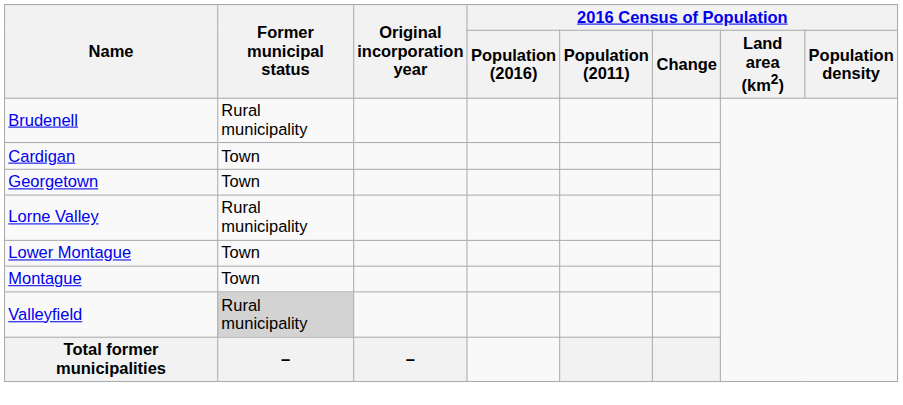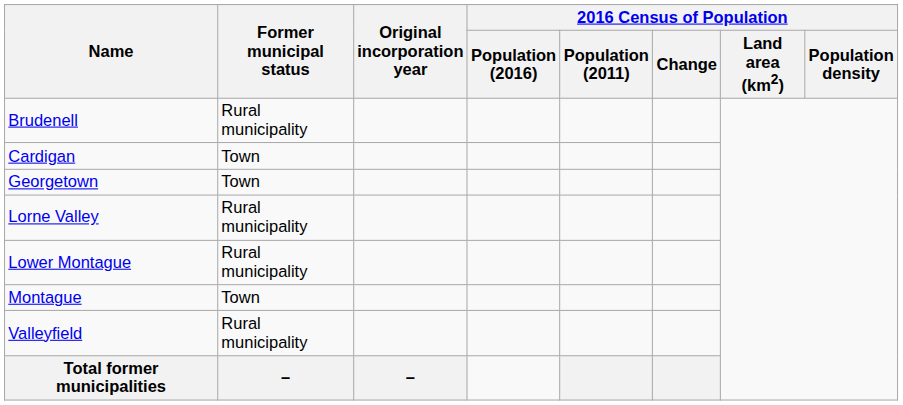(241, 253) Town -> (264, 262) Rural municipality
(264, 314) lightgrey background -> (264, 333) no background
